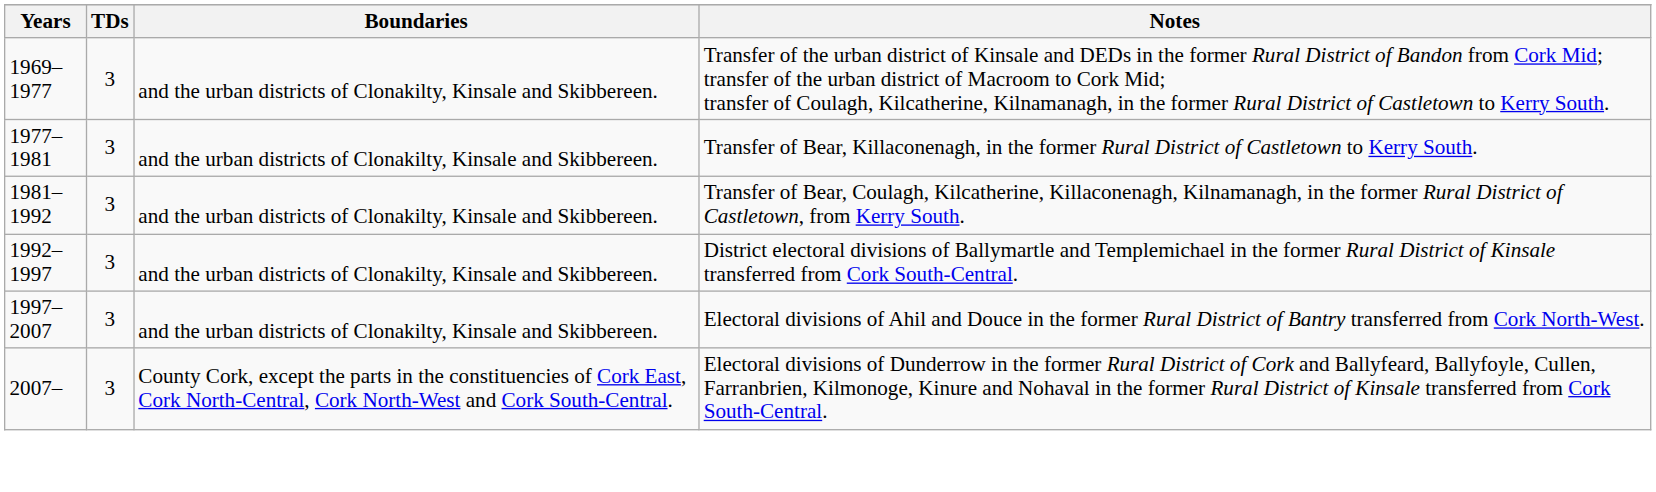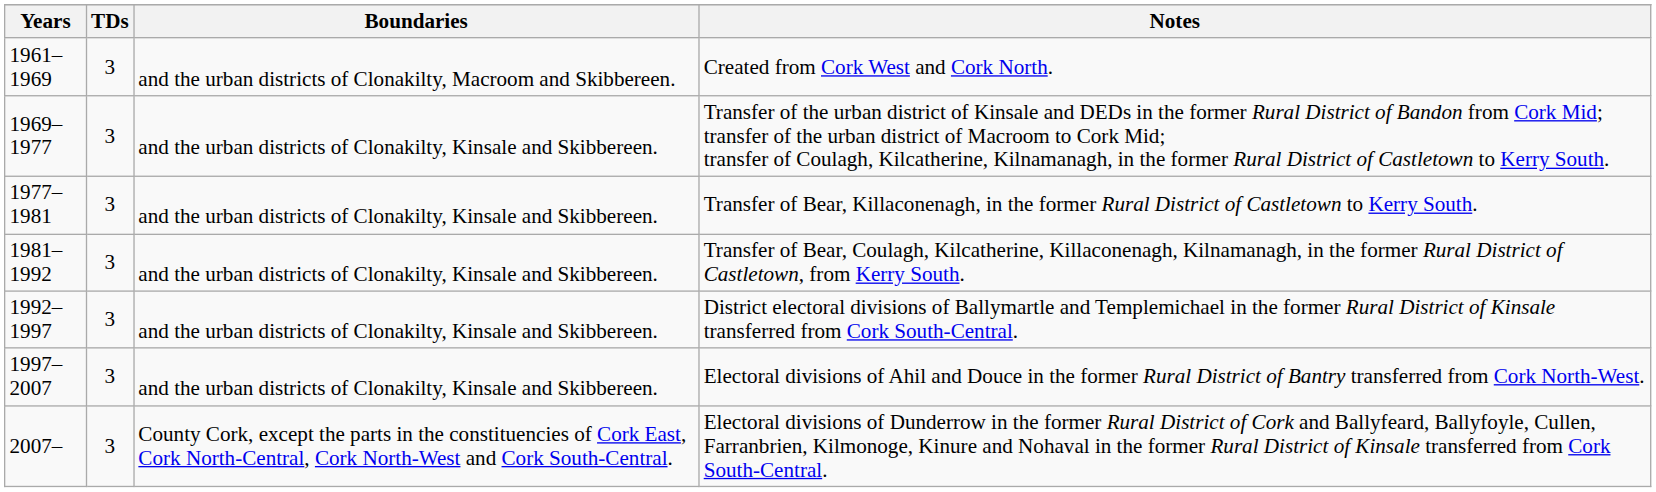+ row: (878, 66)
